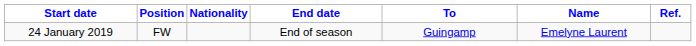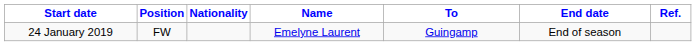columns swapped: (584, 14) <-> (316, 14)
